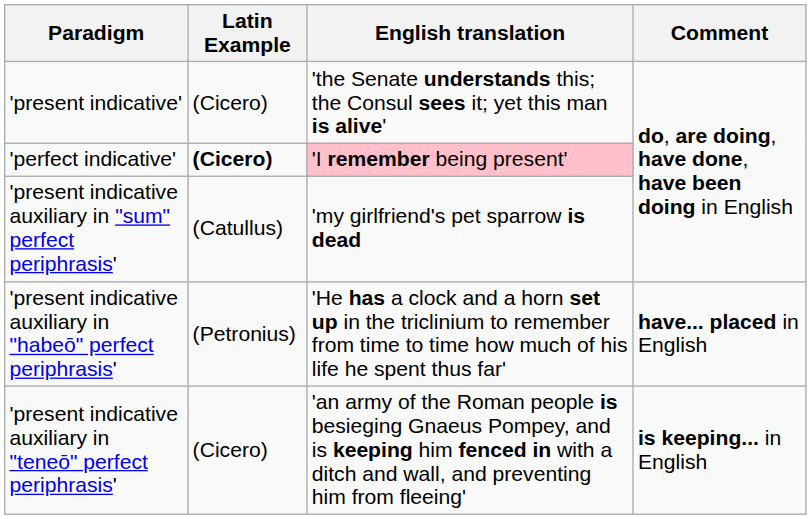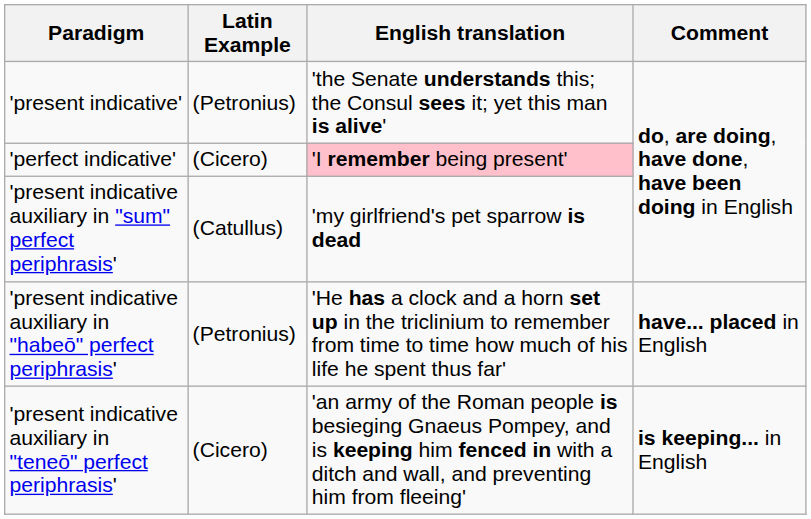(230, 102) (Cicero) -> (244, 102) (Petronius)
(233, 159) bold -> (230, 159) normal
